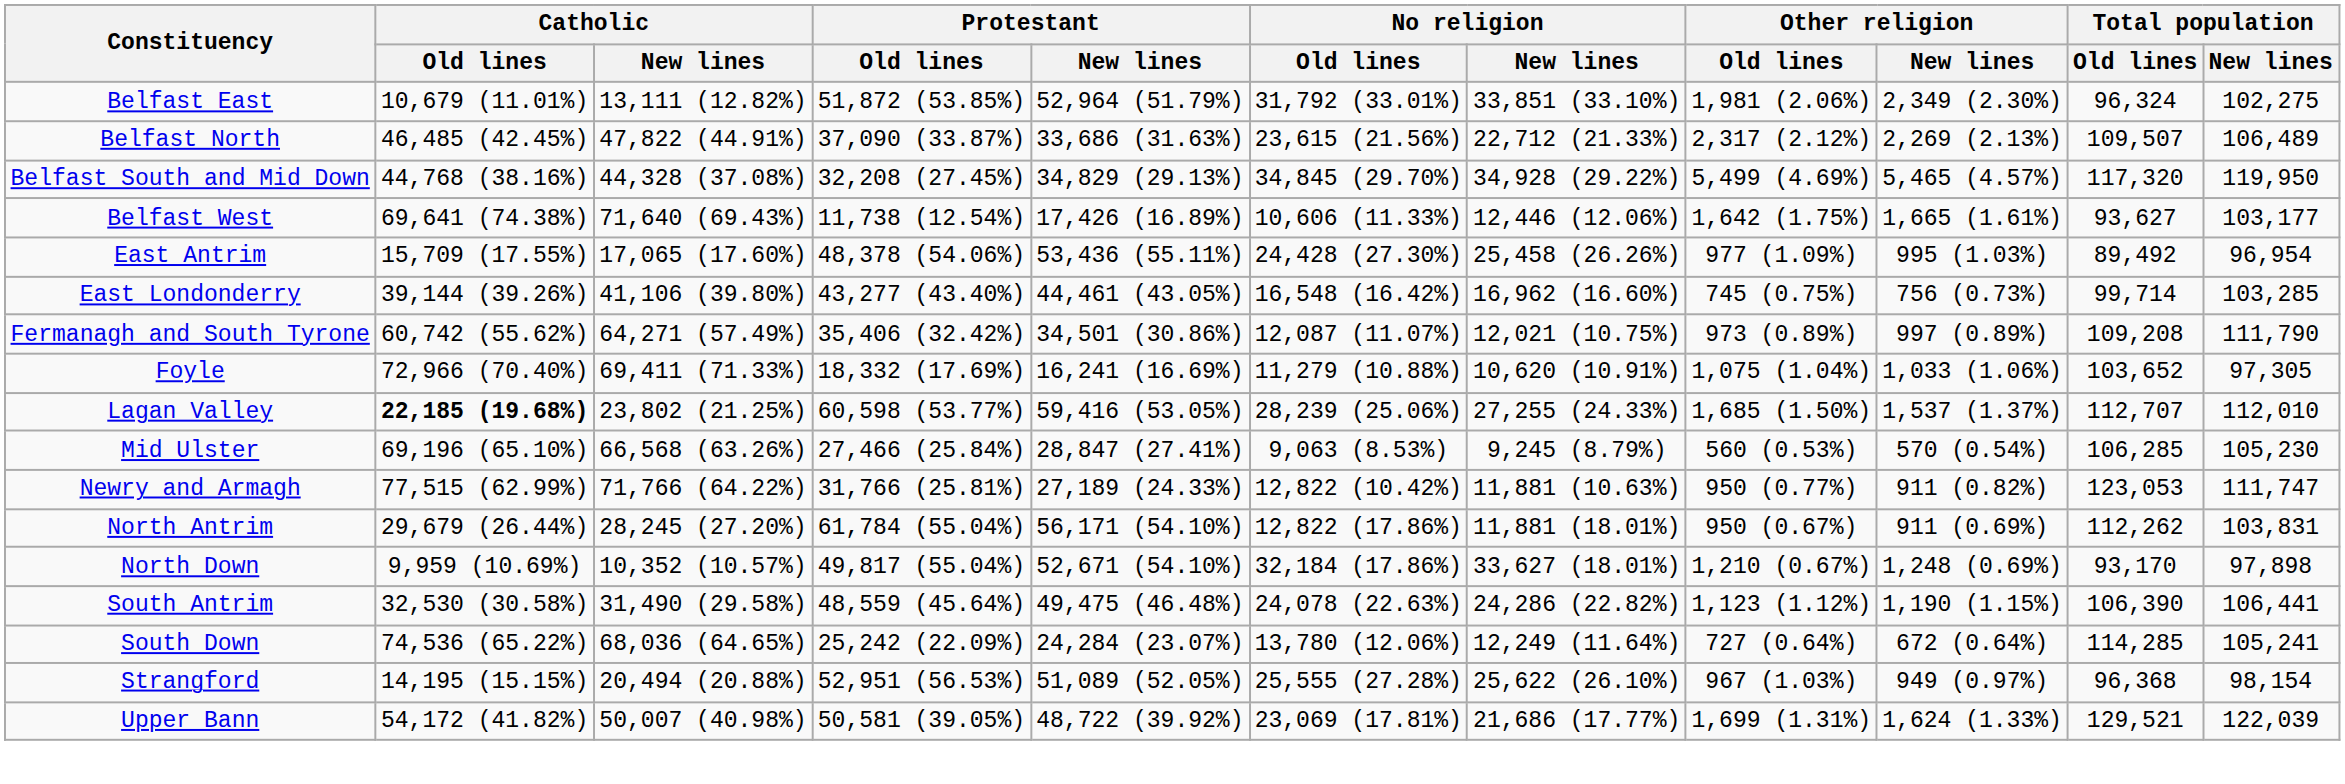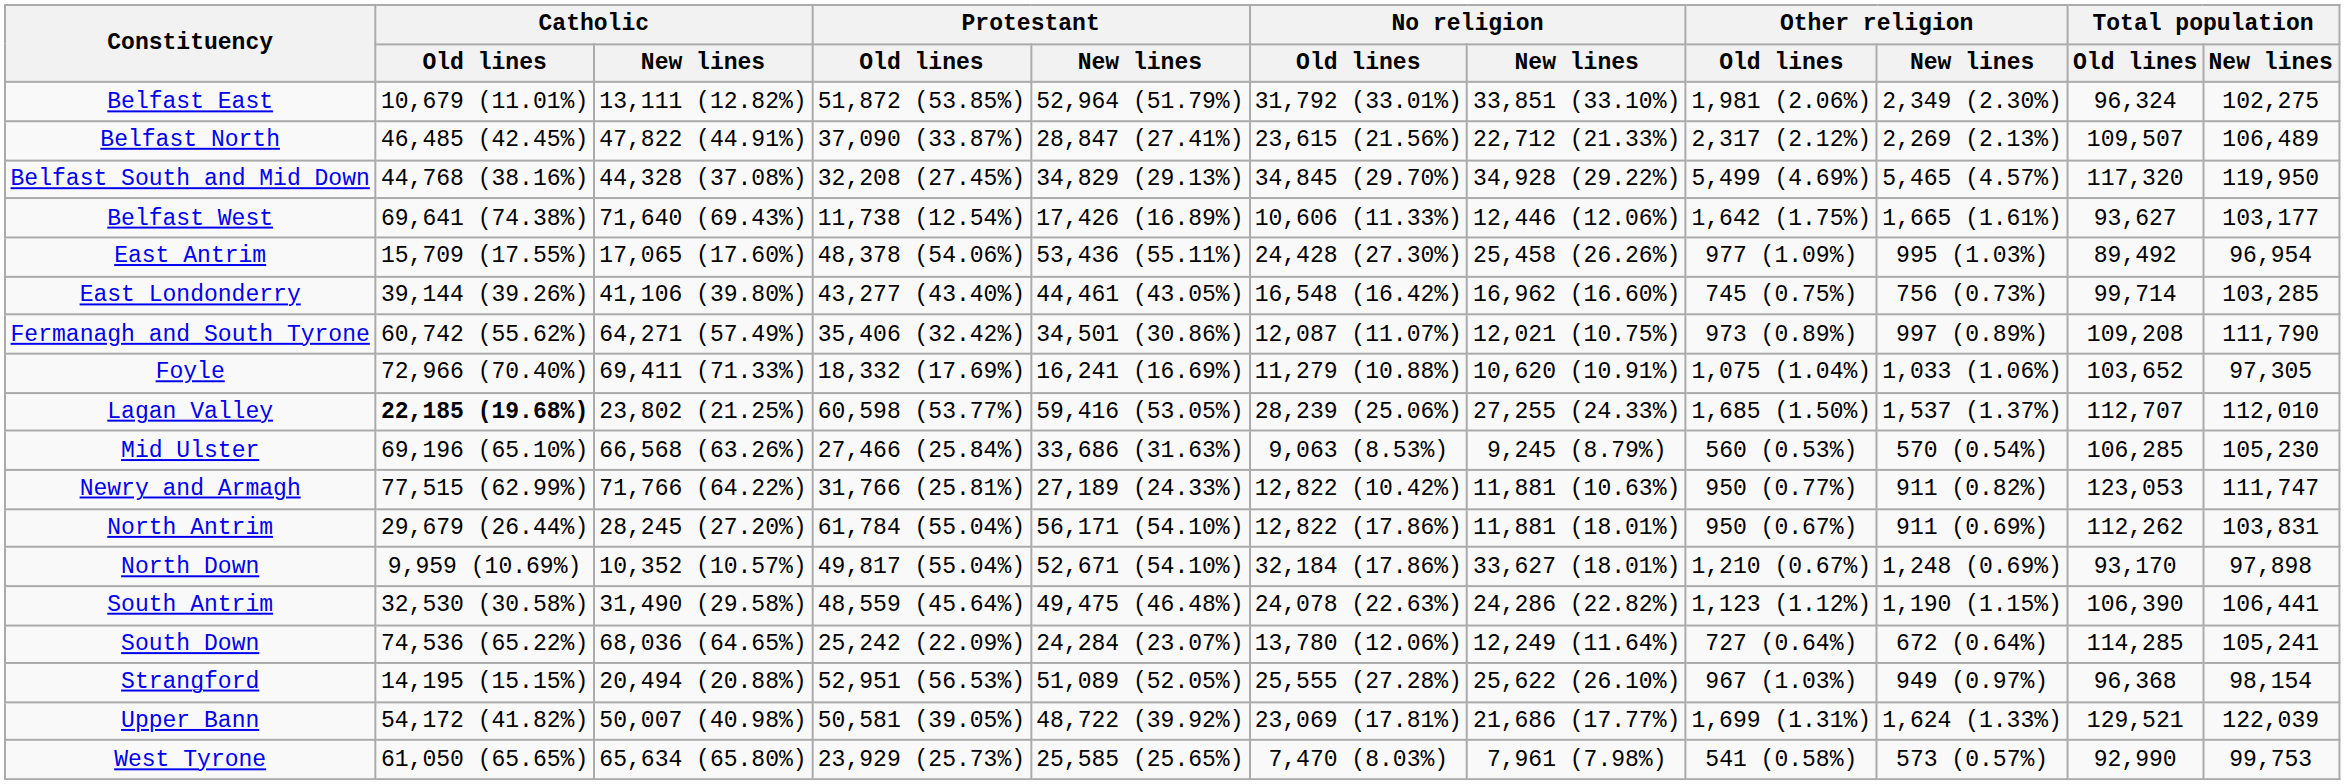(1140, 140) 33,686 (31.63%) -> (1140, 140) 28,847 (27.41%)
(1140, 450) 28,847 (27.41%) -> (1140, 450) 33,686 (31.63%)
+ row: (190, 760)
